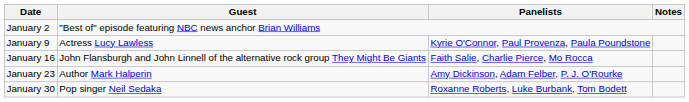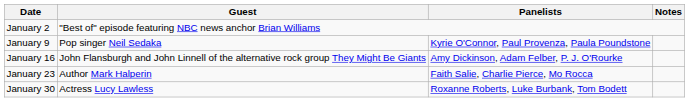(106, 43) Actress Lucy Lawless -> (110, 43) Pop singer Neil Sedaka
(512, 58) Faith Salie, Charlie Pierce, Mo Rocca -> (526, 58) Amy Dickinson, Adam Felber, P. J. O'Rourke
(526, 74) Amy Dickinson, Adam Felber, P. J. O'Rourke -> (512, 74) Faith Salie, Charlie Pierce, Mo Rocca
(110, 89) Pop singer Neil Sedaka -> (106, 89) Actress Lucy Lawless
